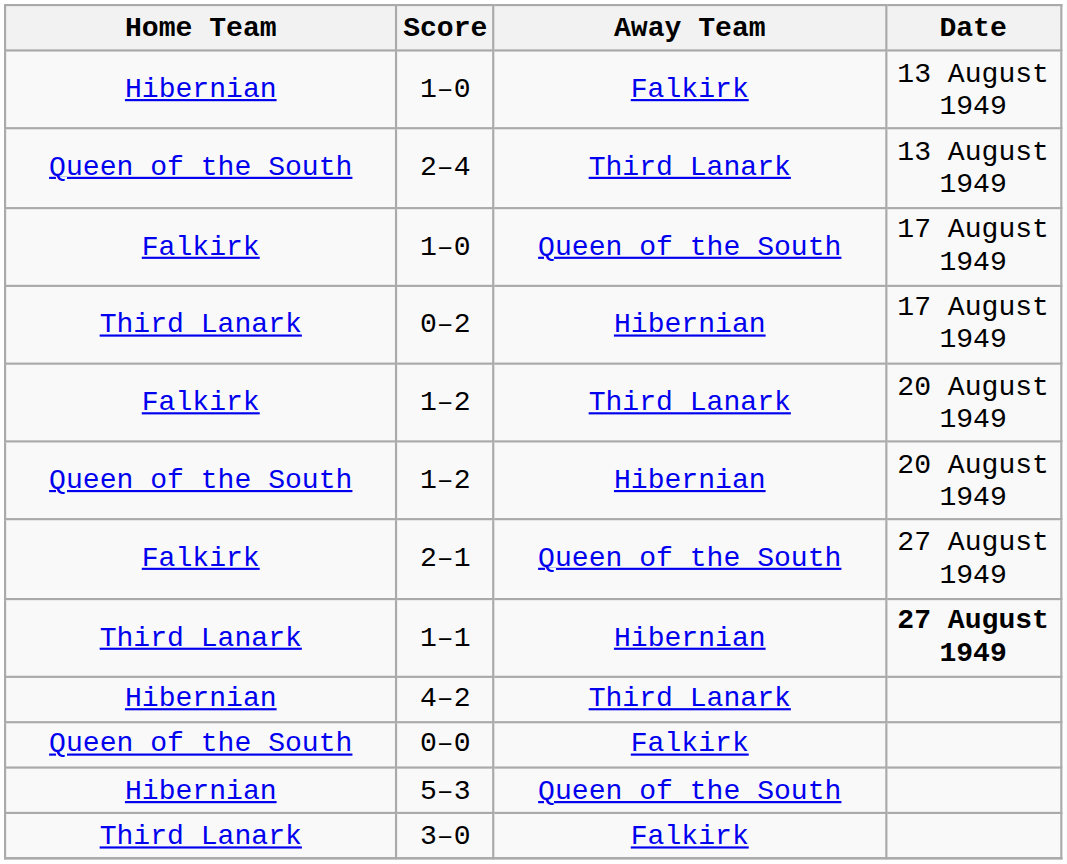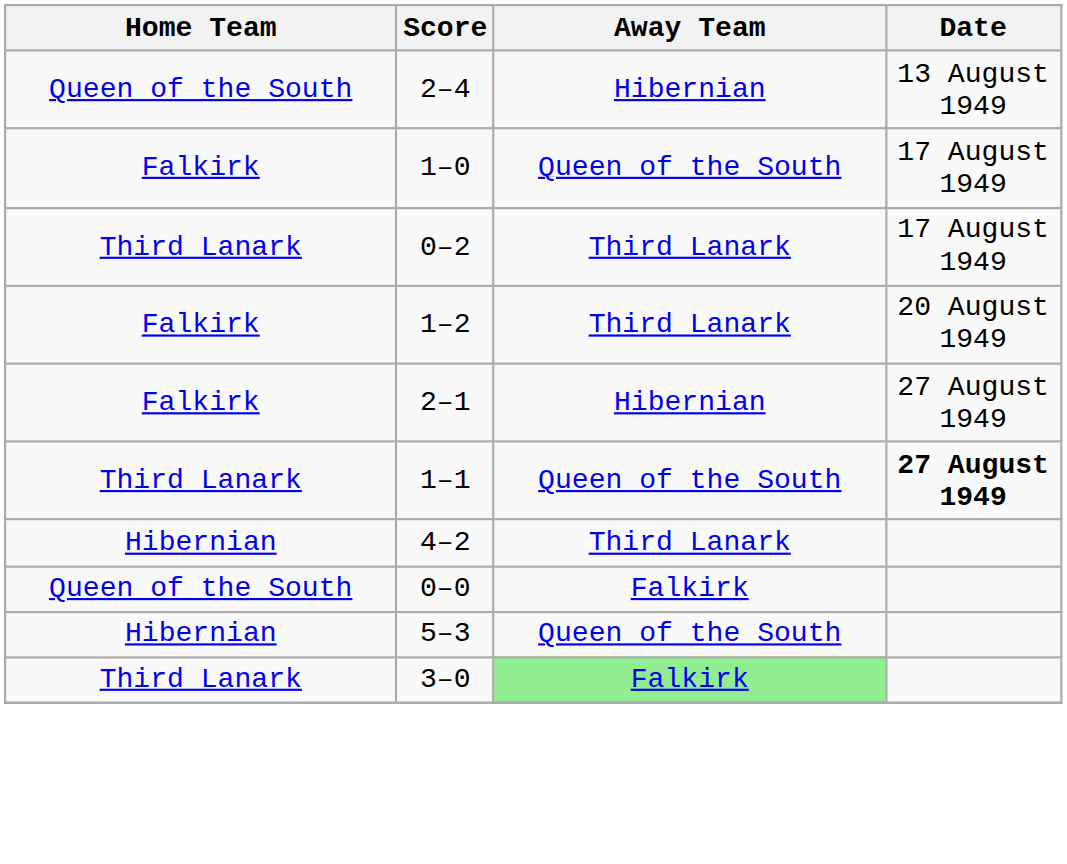- row: (201, 90)
(690, 168) Third Lanark -> (690, 90) Hibernian
(690, 324) Hibernian -> (690, 246) Third Lanark
- row: (201, 481)
(690, 559) Queen of the South -> (690, 403) Hibernian
(690, 637) Hibernian -> (690, 481) Queen of the South
(690, 836) no background -> (690, 680) lightgreen background
